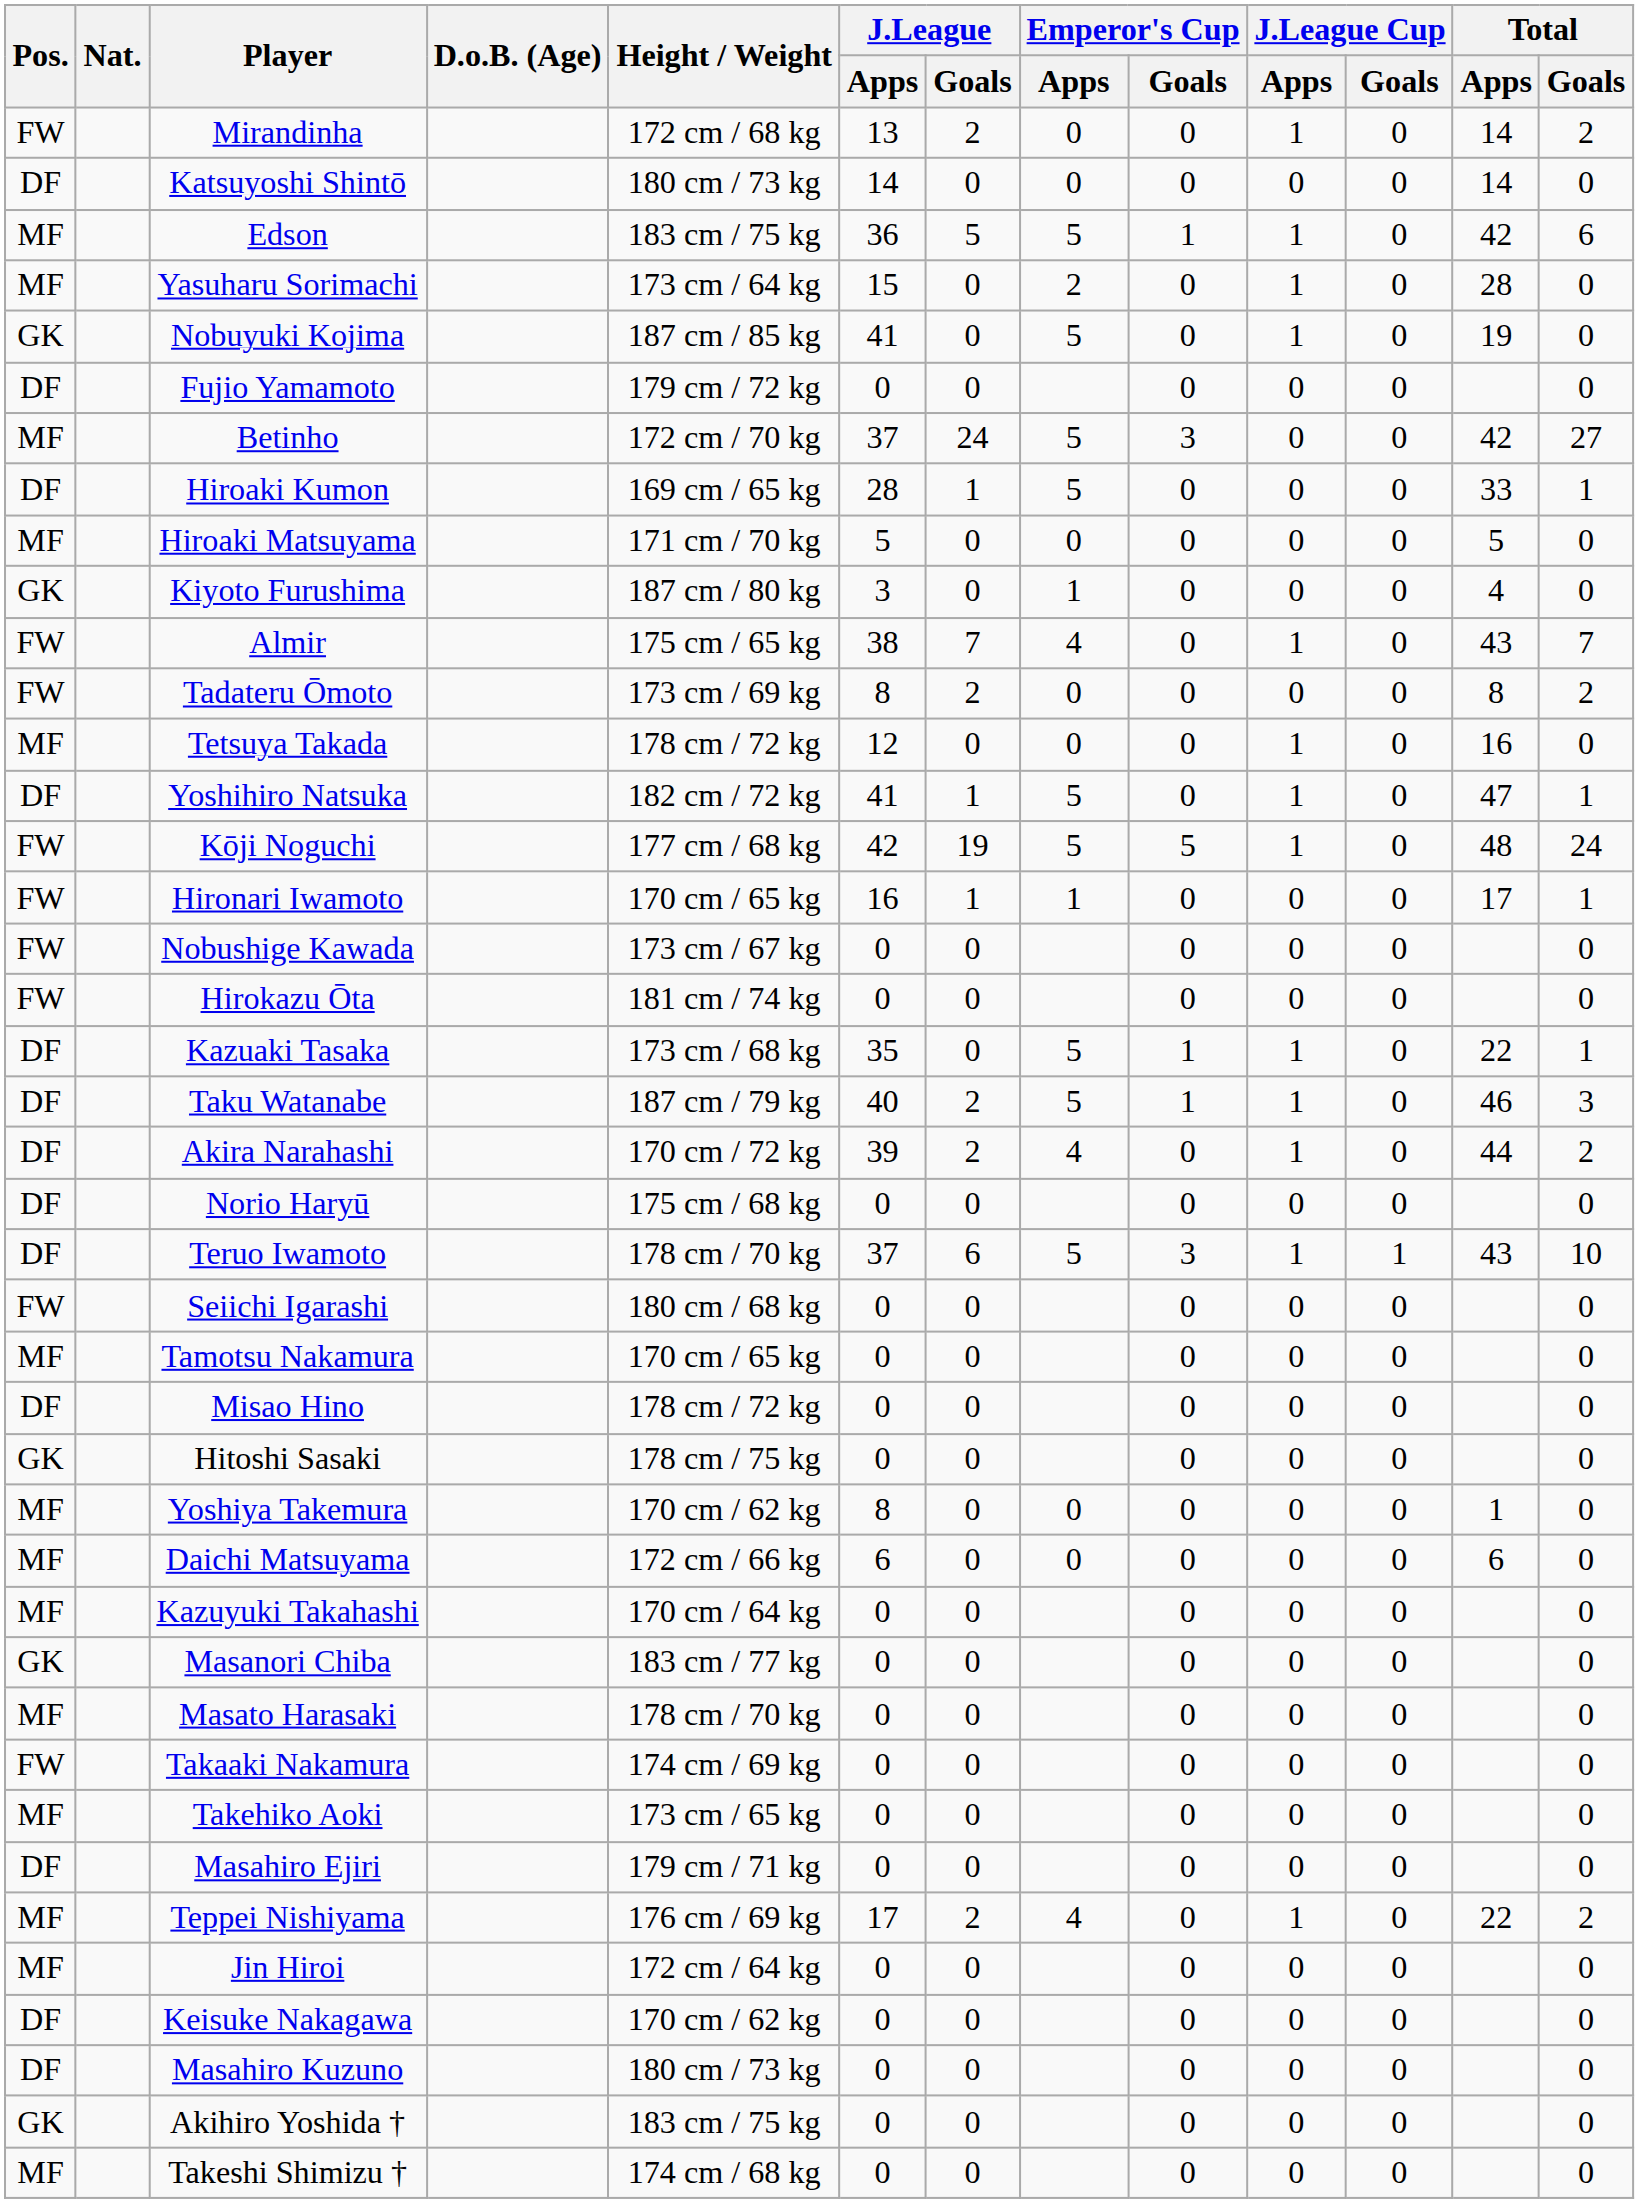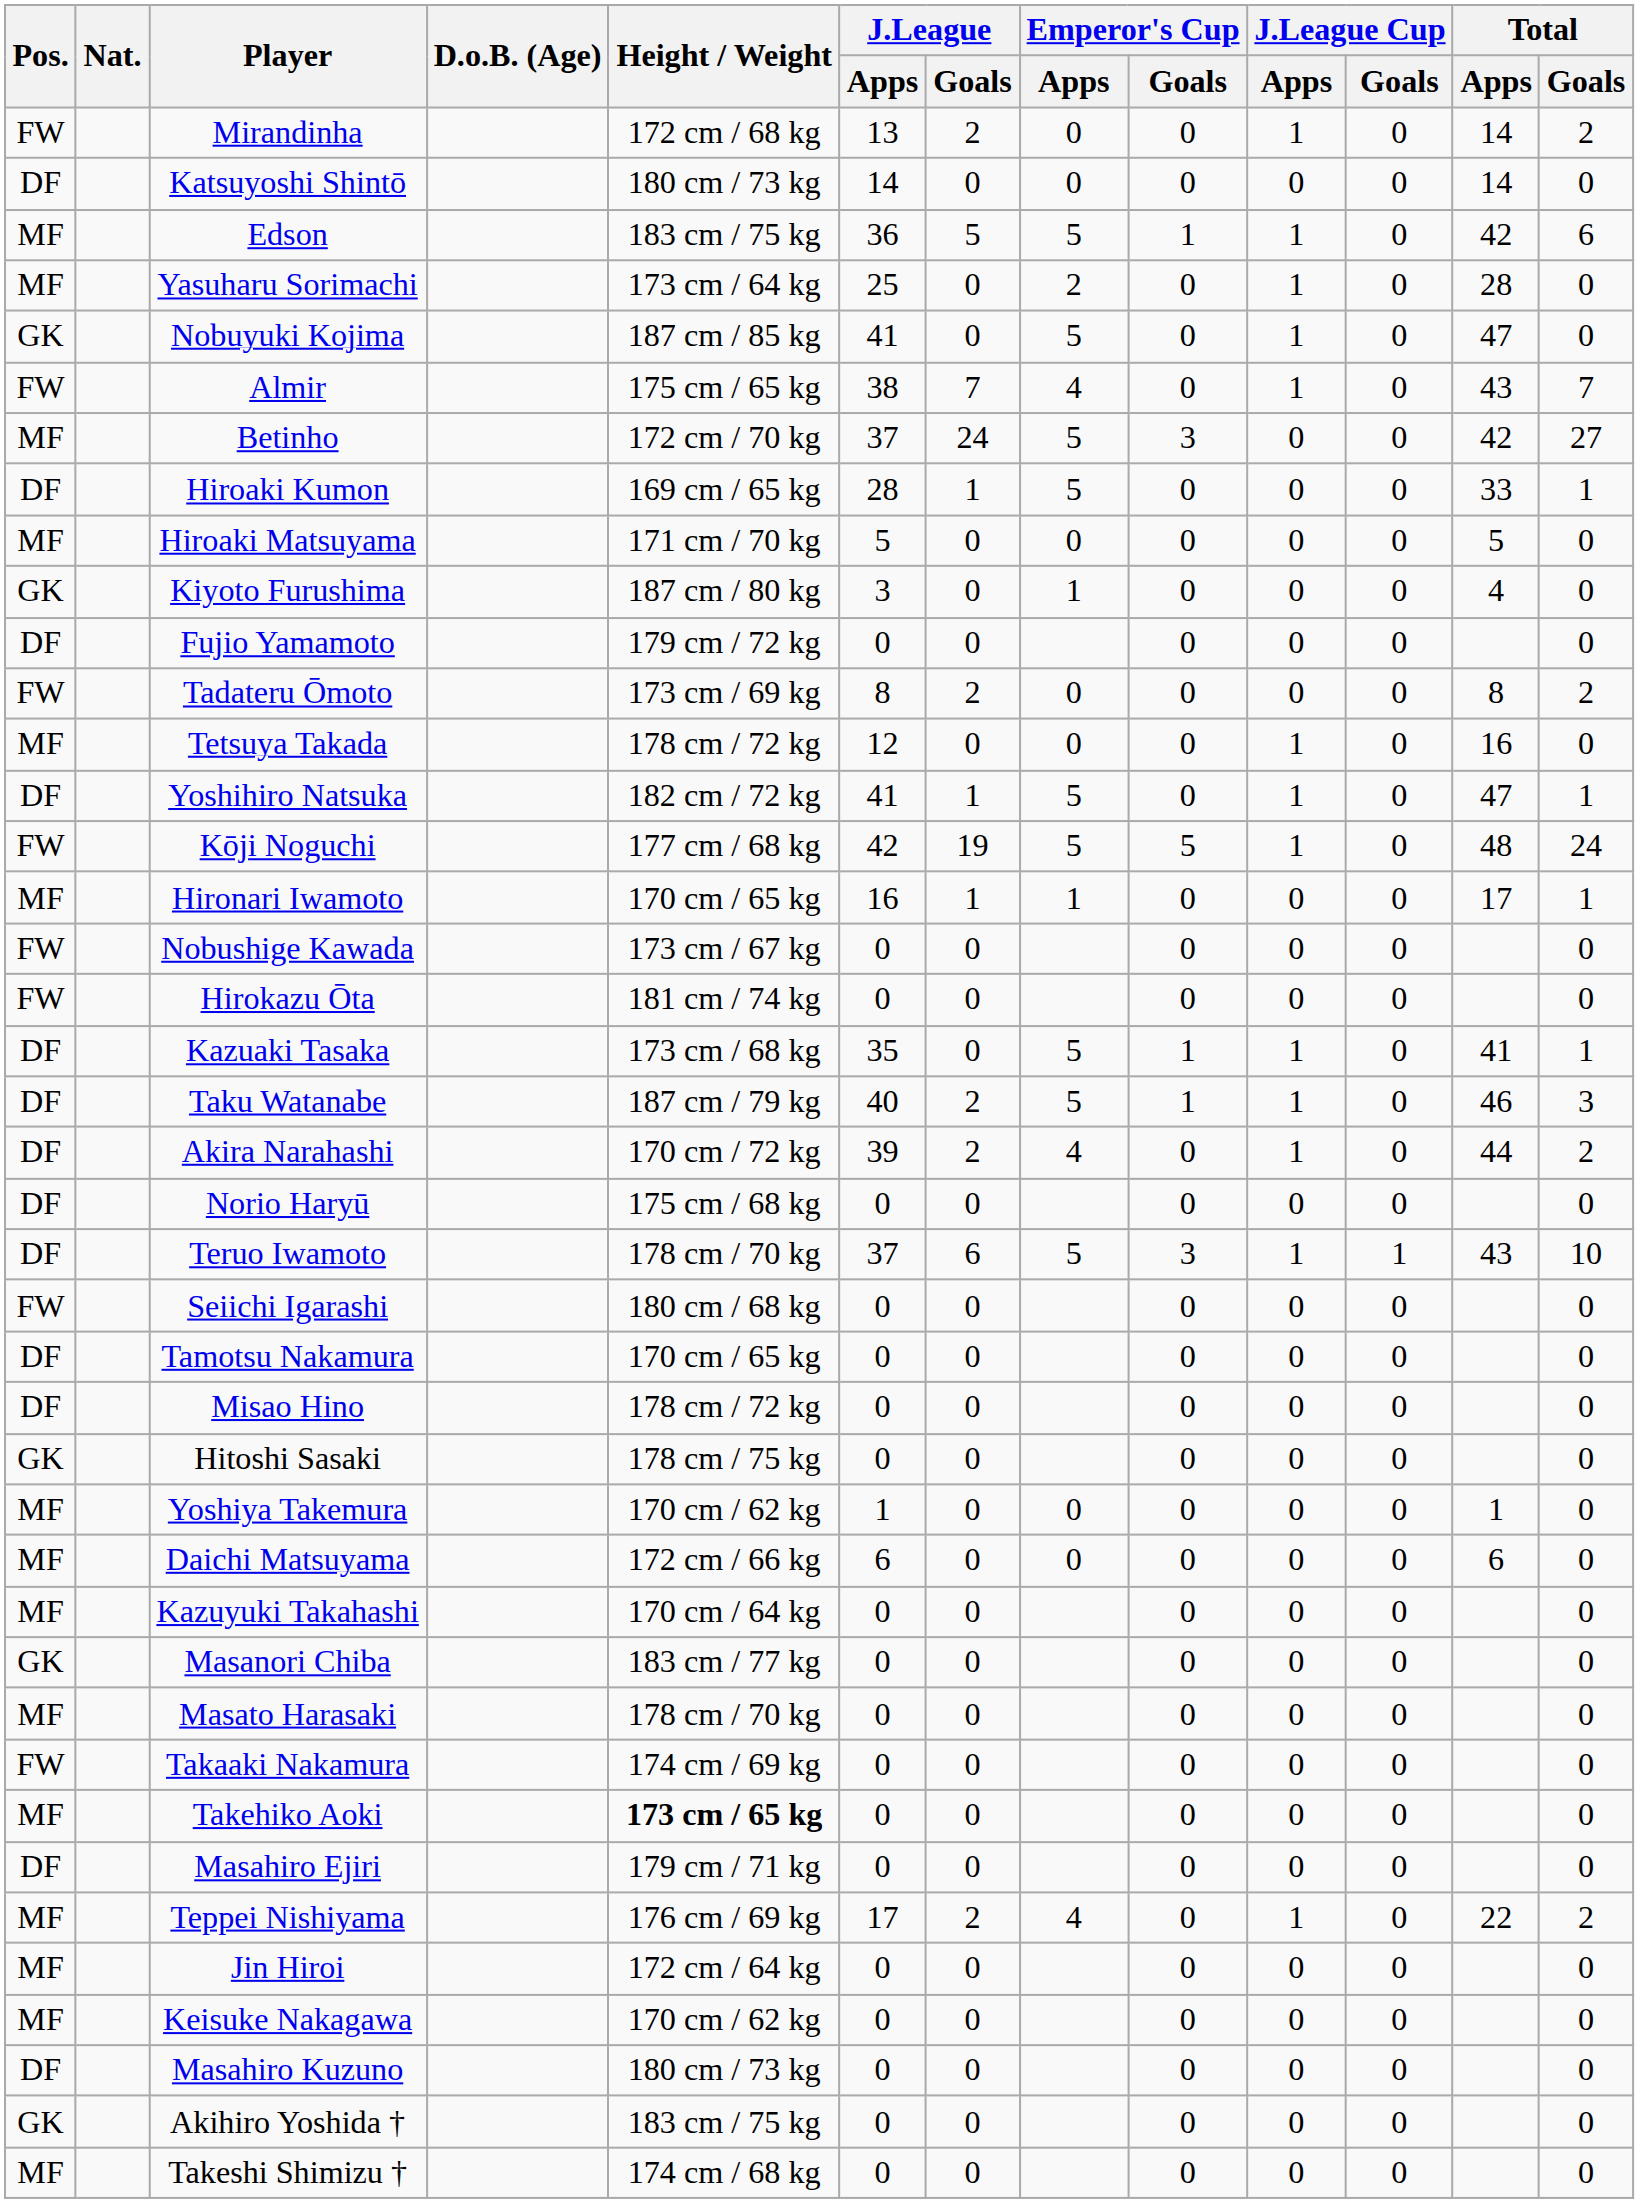(883, 285) 15 -> (883, 285) 25
(1496, 336) 19 -> (1496, 336) 47
rows swapped: (288, 387) <-> (288, 642)
(41, 897) FW -> (41, 897) MF
(1496, 1050) 22 -> (1496, 1050) 41
(41, 1356) MF -> (41, 1356) DF
(883, 1509) 8 -> (883, 1509) 1
(724, 1815) normal -> (724, 1815) bold
(41, 2019) DF -> (41, 2019) MF
